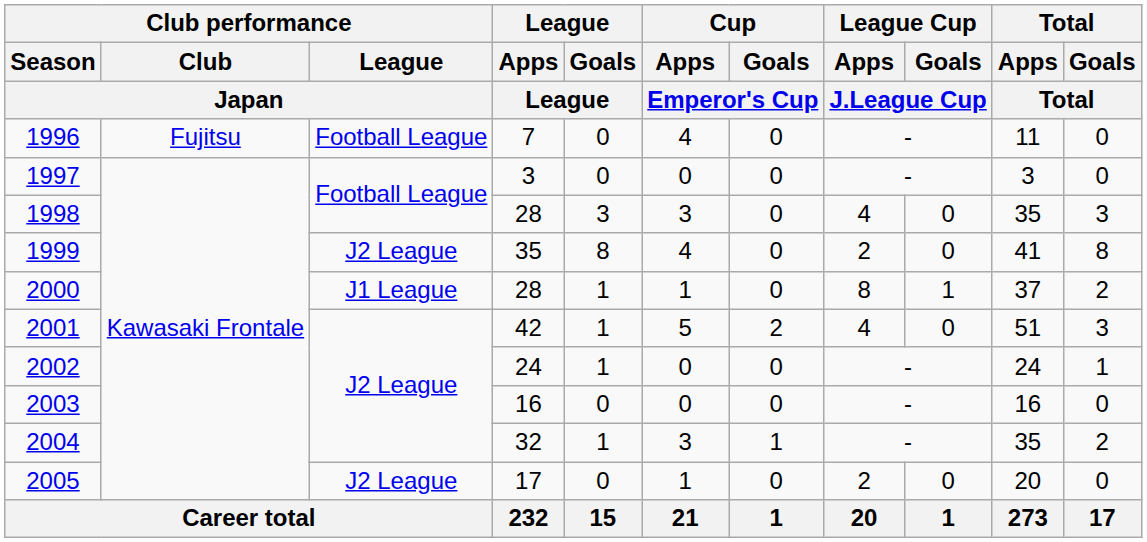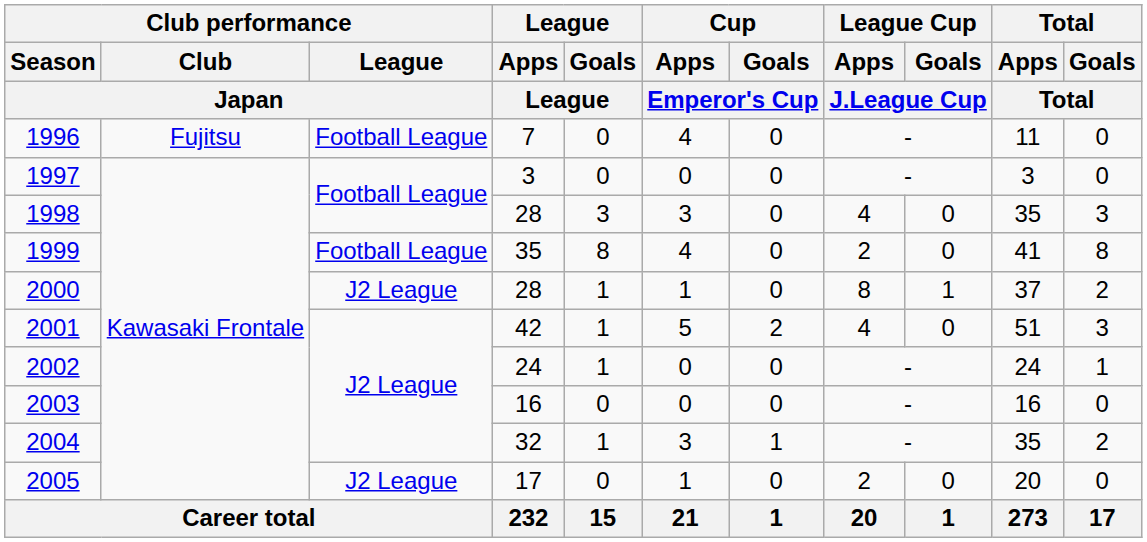(401, 251) J2 League -> (401, 251) Football League
(401, 289) J1 League -> (401, 289) J2 League
